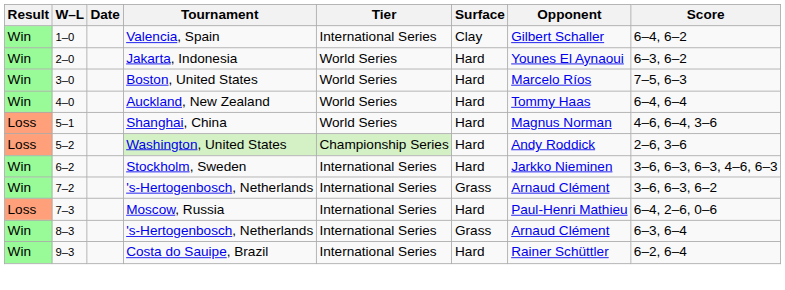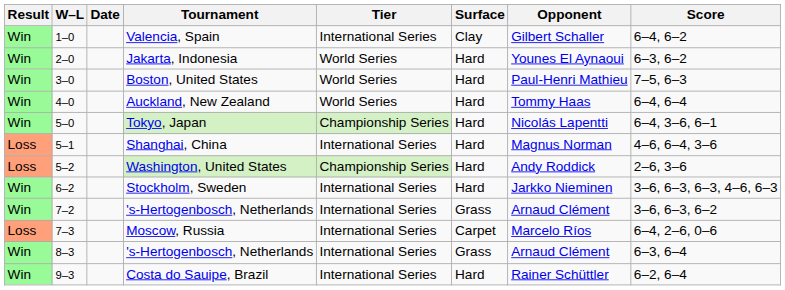(551, 79) Marcelo Ríos -> (569, 79) Paul-Henri Mathieu
+ row: (65, 123)
(358, 123) World Series -> (378, 144) International Series
(470, 209) Hard -> (475, 230) Carpet
(569, 209) Paul-Henri Mathieu -> (551, 230) Marcelo Ríos
